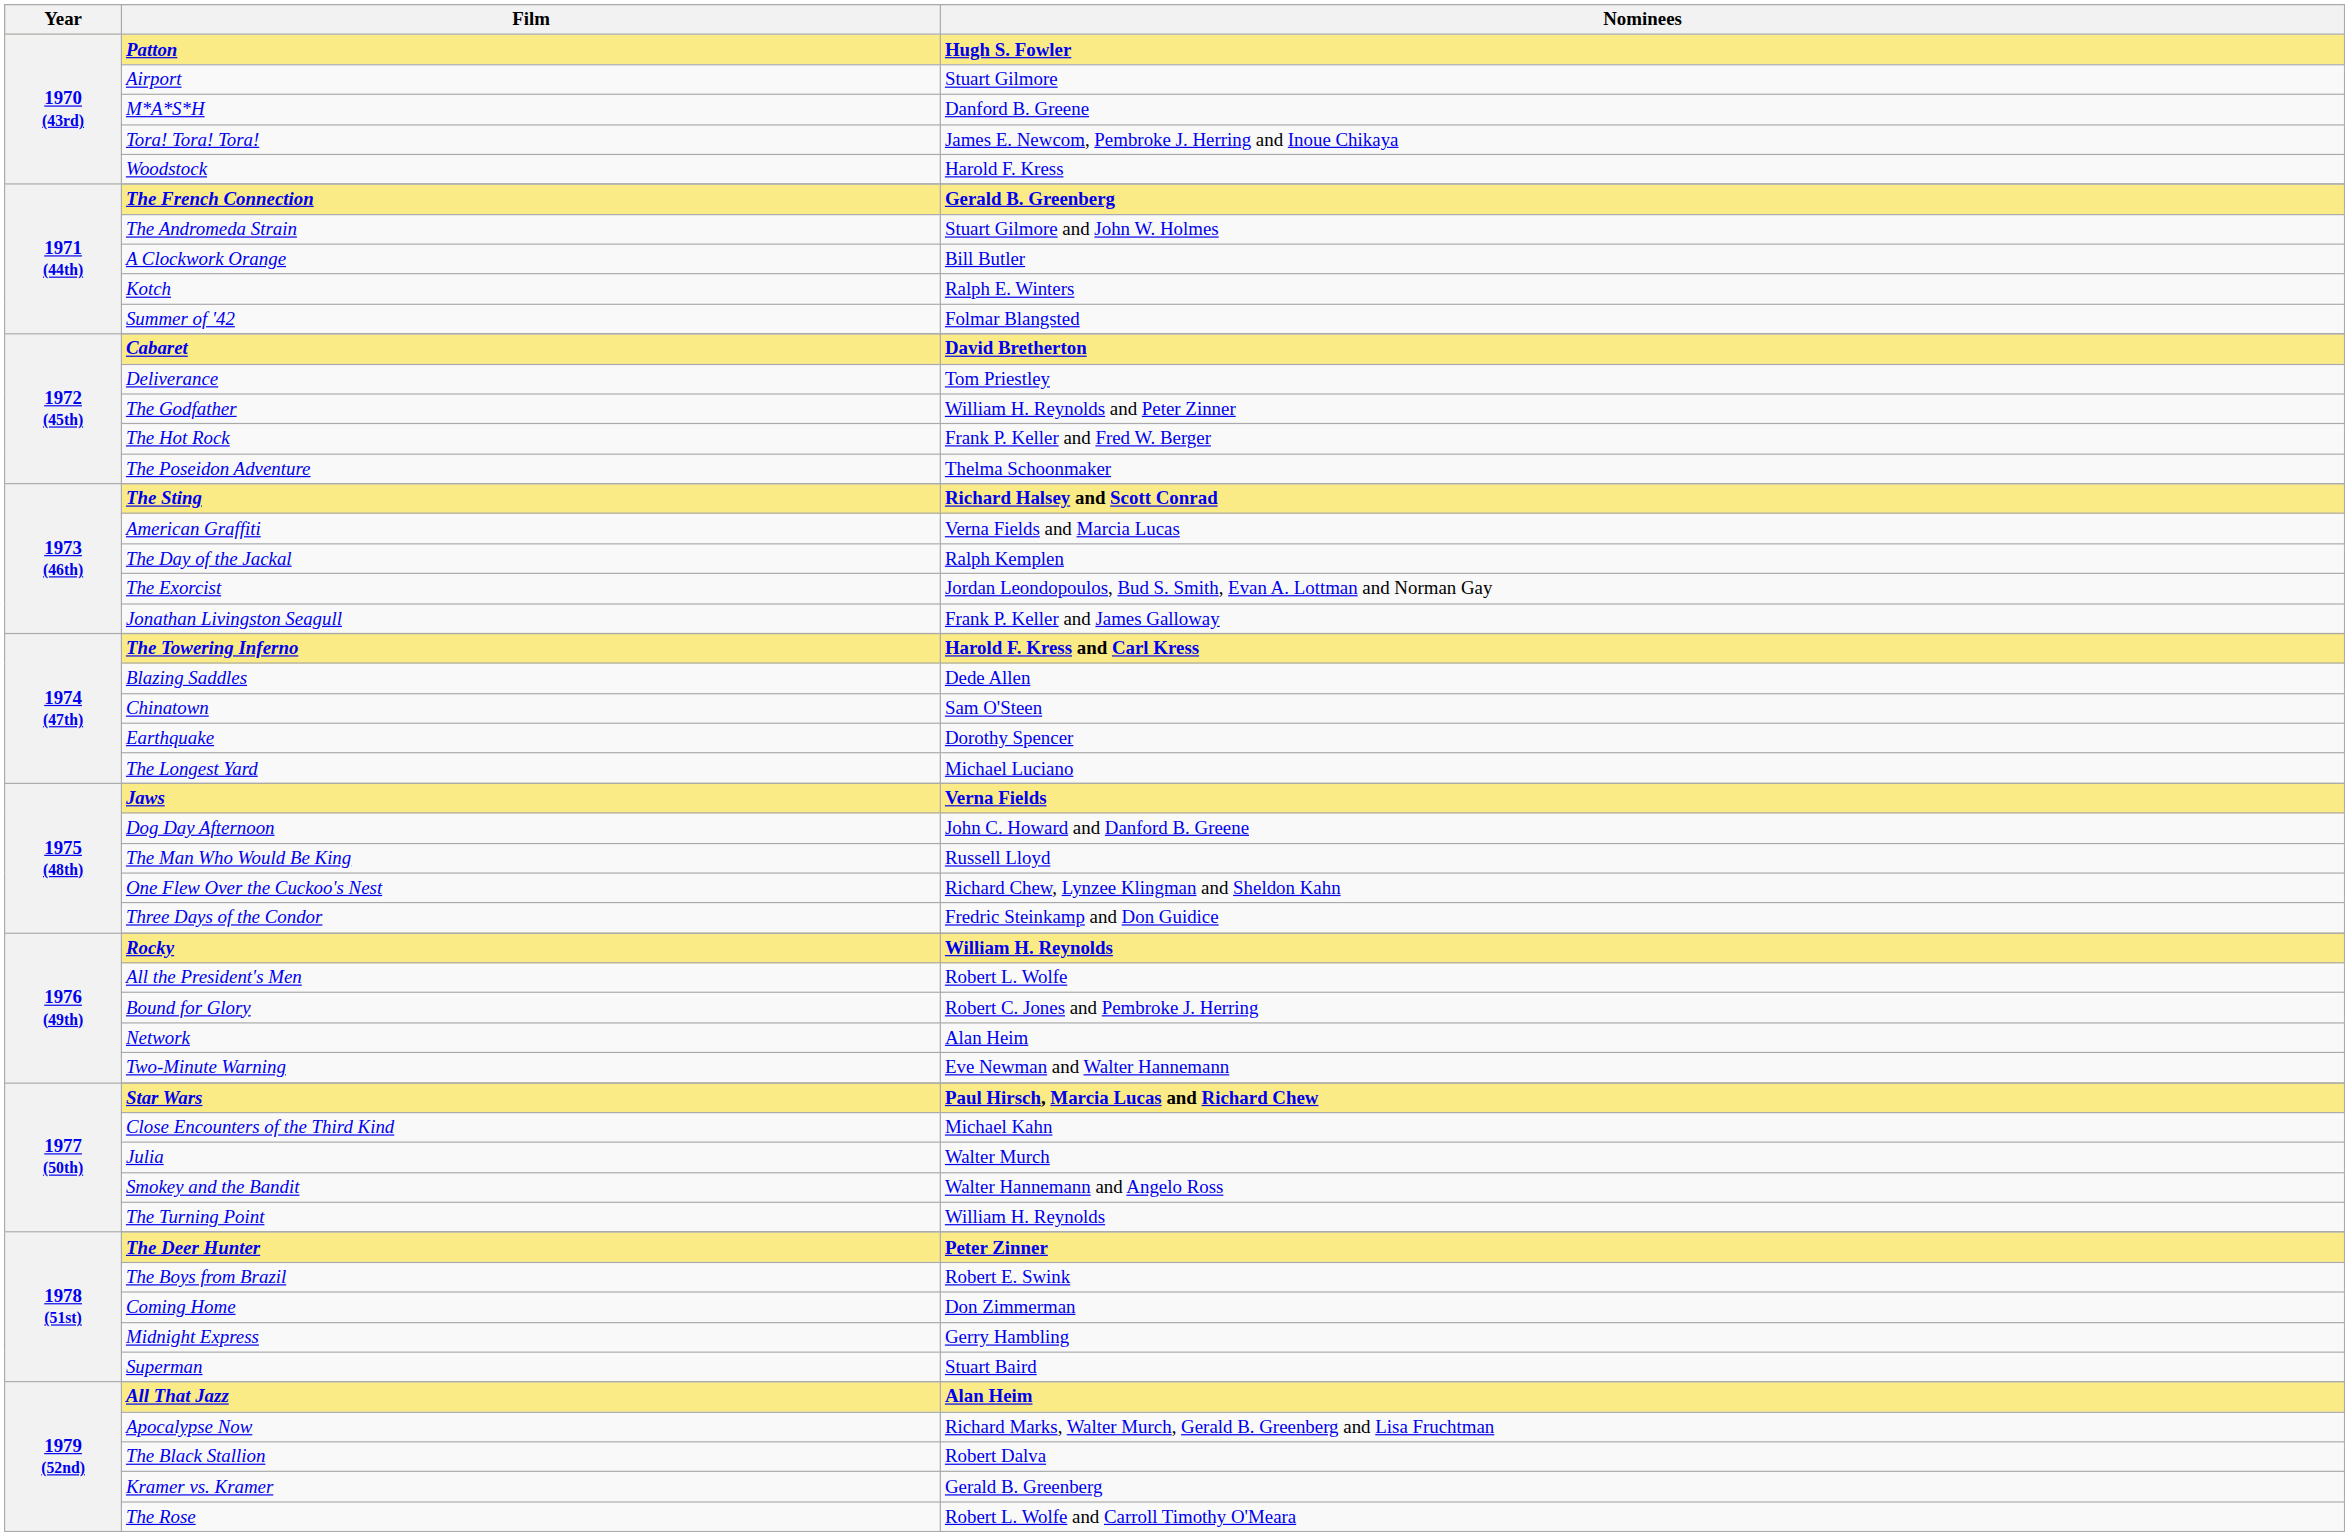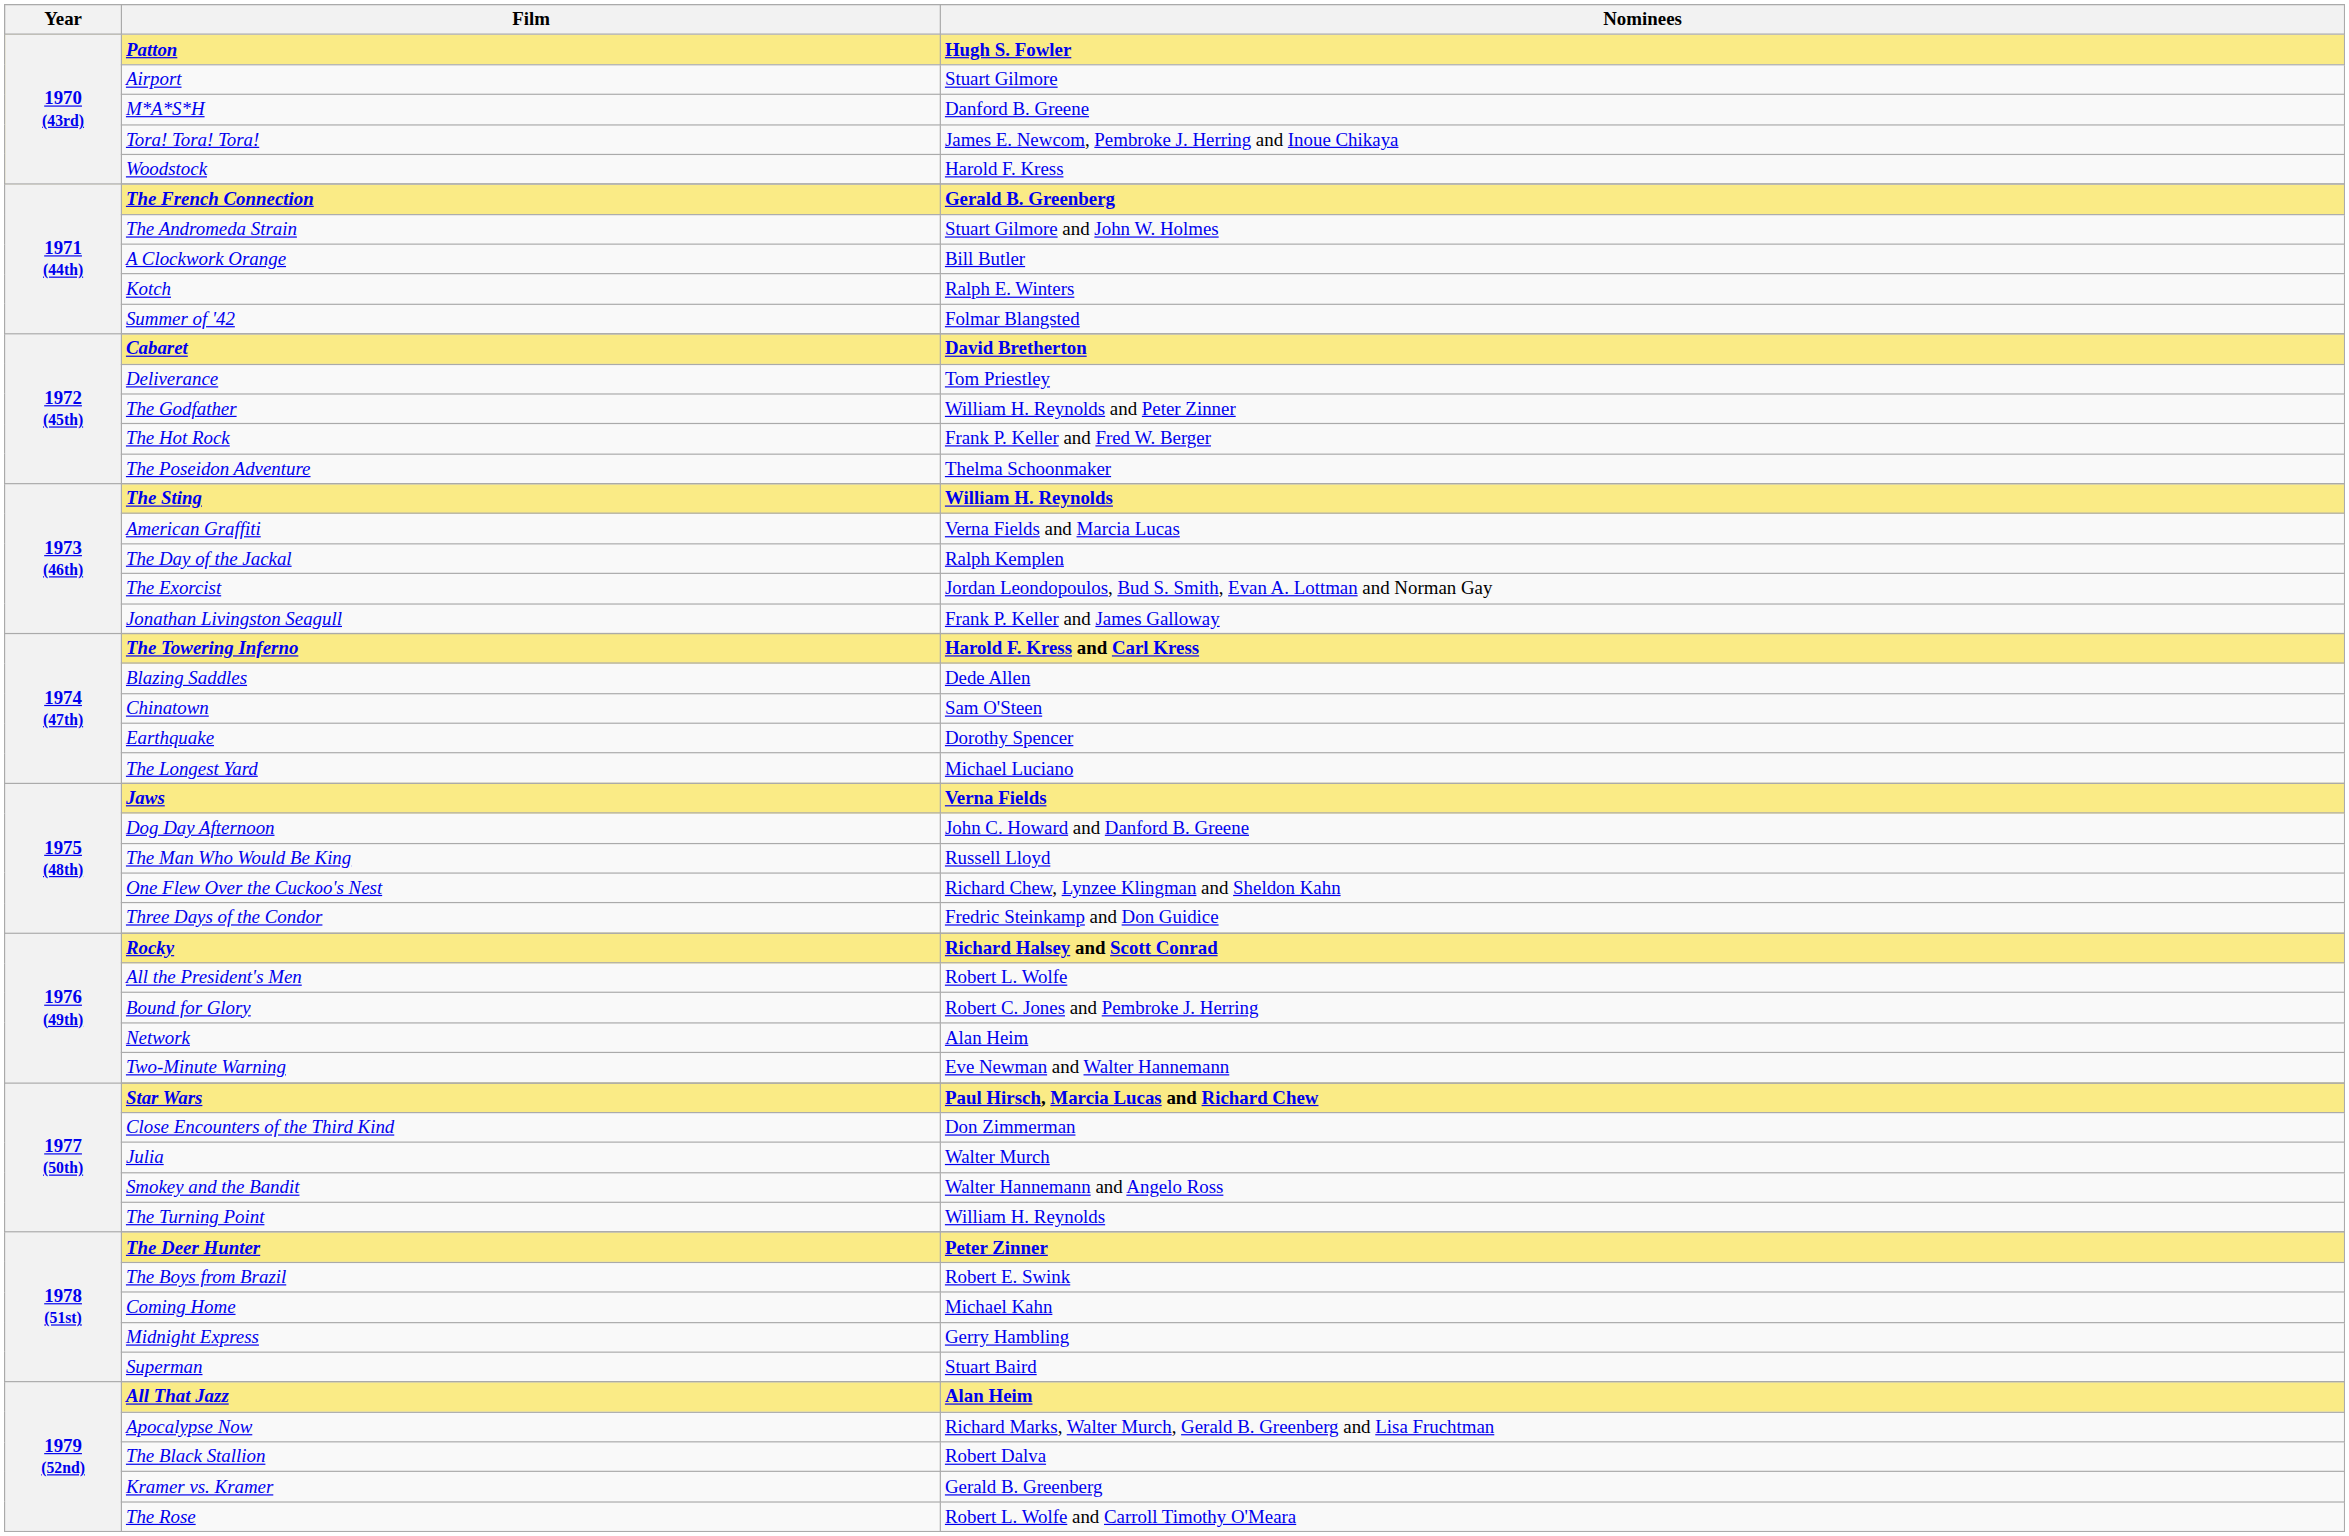(1081, 498) Richard Halsey and Scott Conrad -> (1029, 498) William H. Reynolds
(1029, 947) William H. Reynolds -> (1081, 947) Richard Halsey and Scott Conrad
(999, 1127) Michael Kahn -> (1010, 1127) Don Zimmerman
(1010, 1306) Don Zimmerman -> (999, 1306) Michael Kahn
